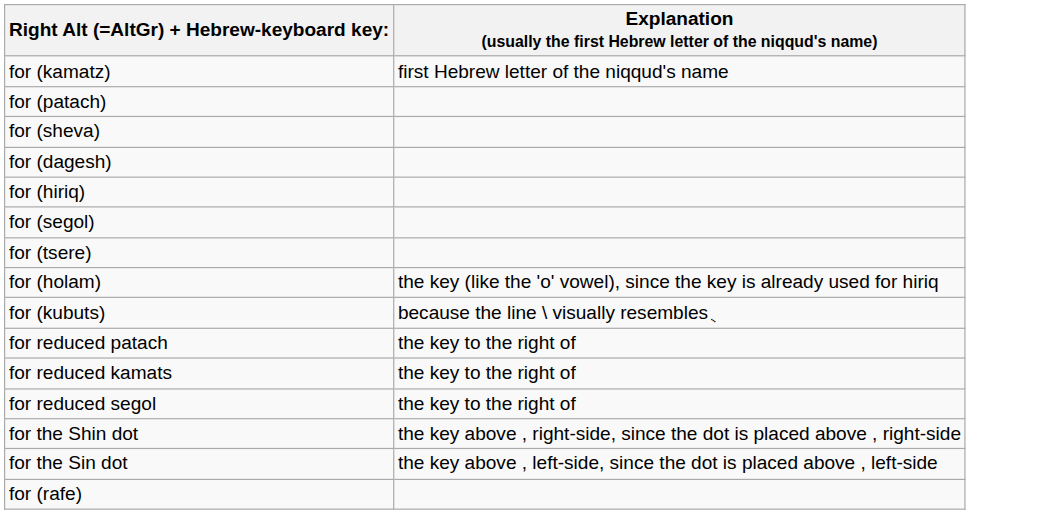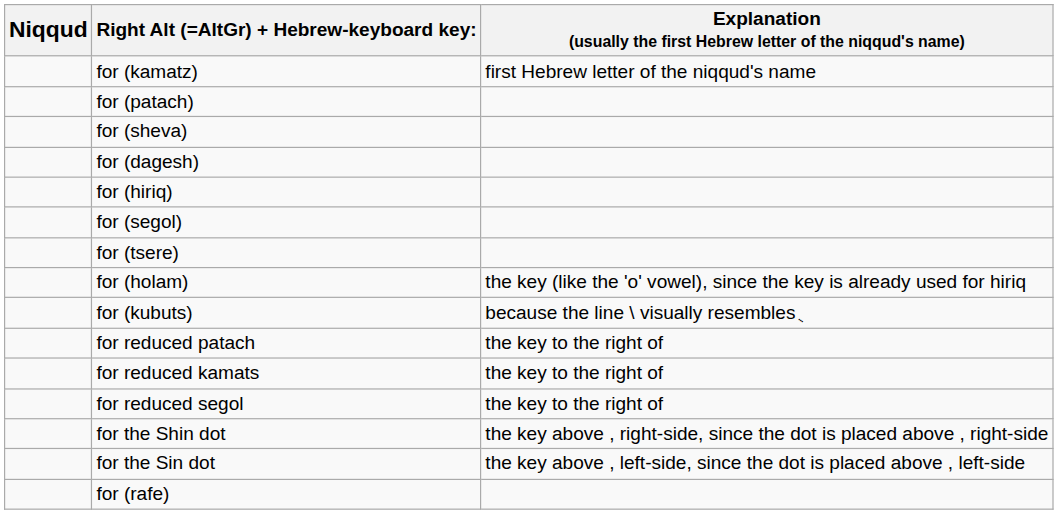+ column: (48, 30)
